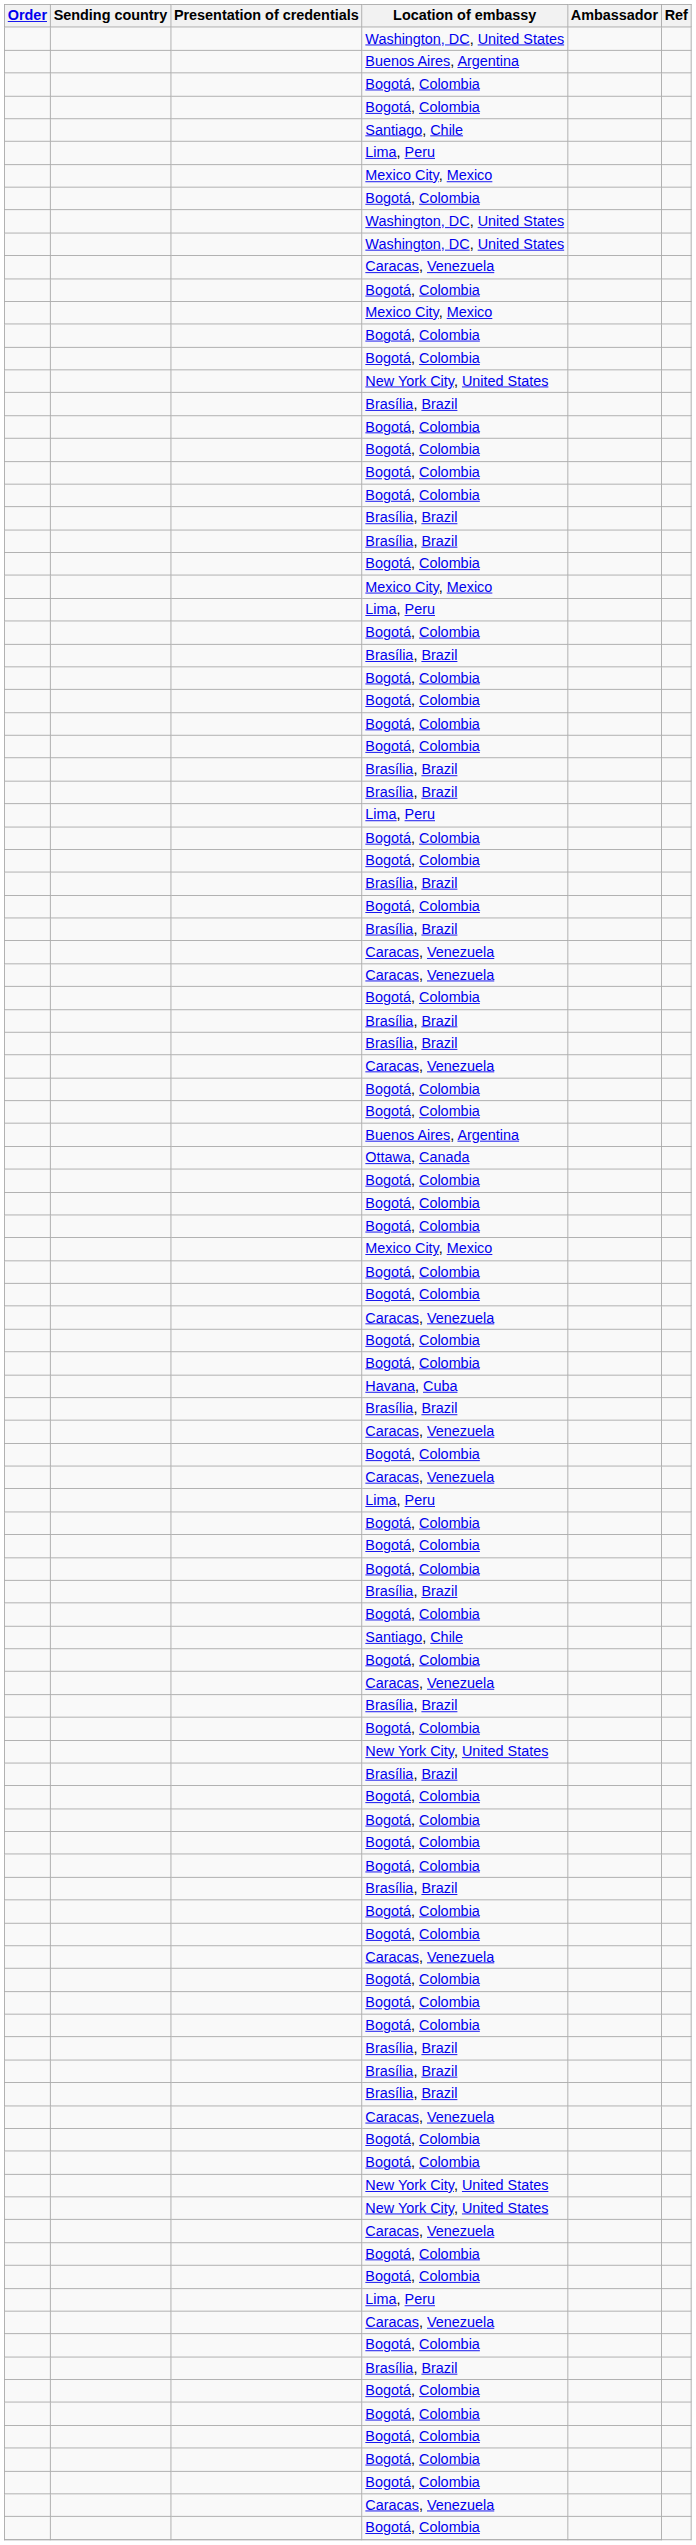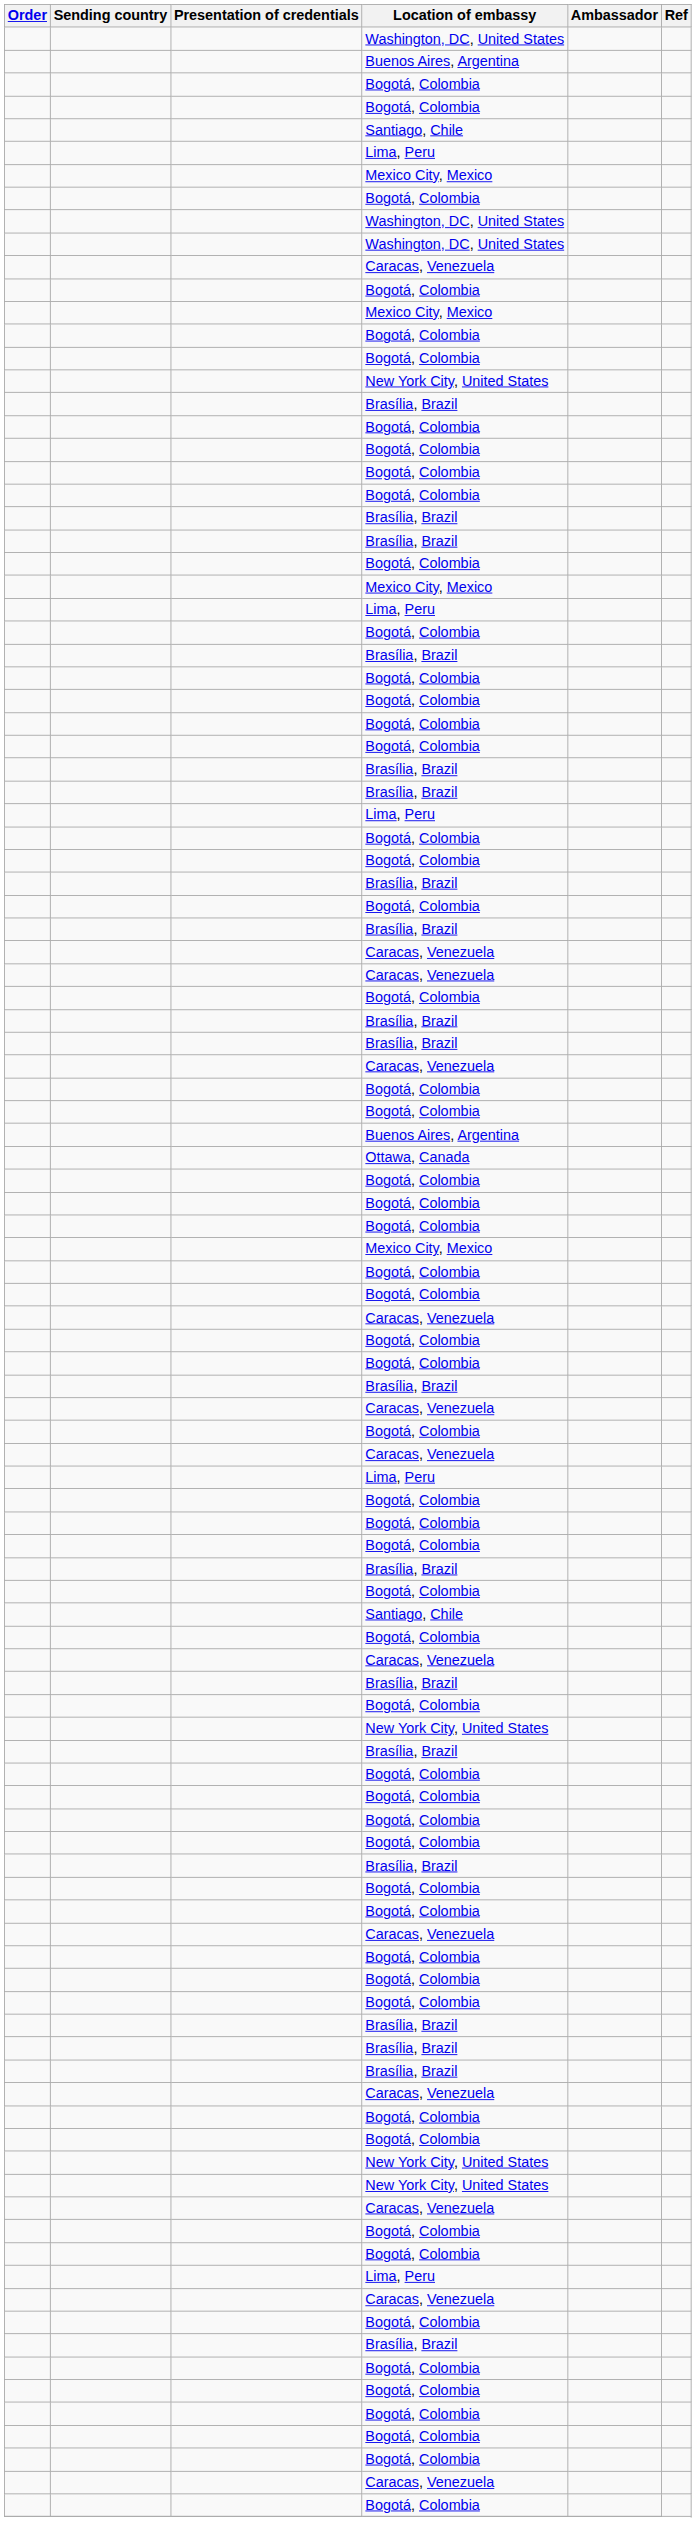- row: (27, 1386)
